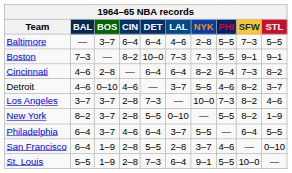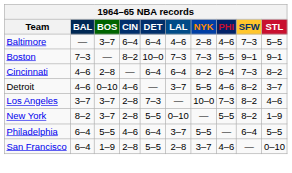(226, 42) 5–5 -> (226, 42) 4–6
(107, 131) 3–7 -> (107, 131) 5–5
- row: (25, 161)
